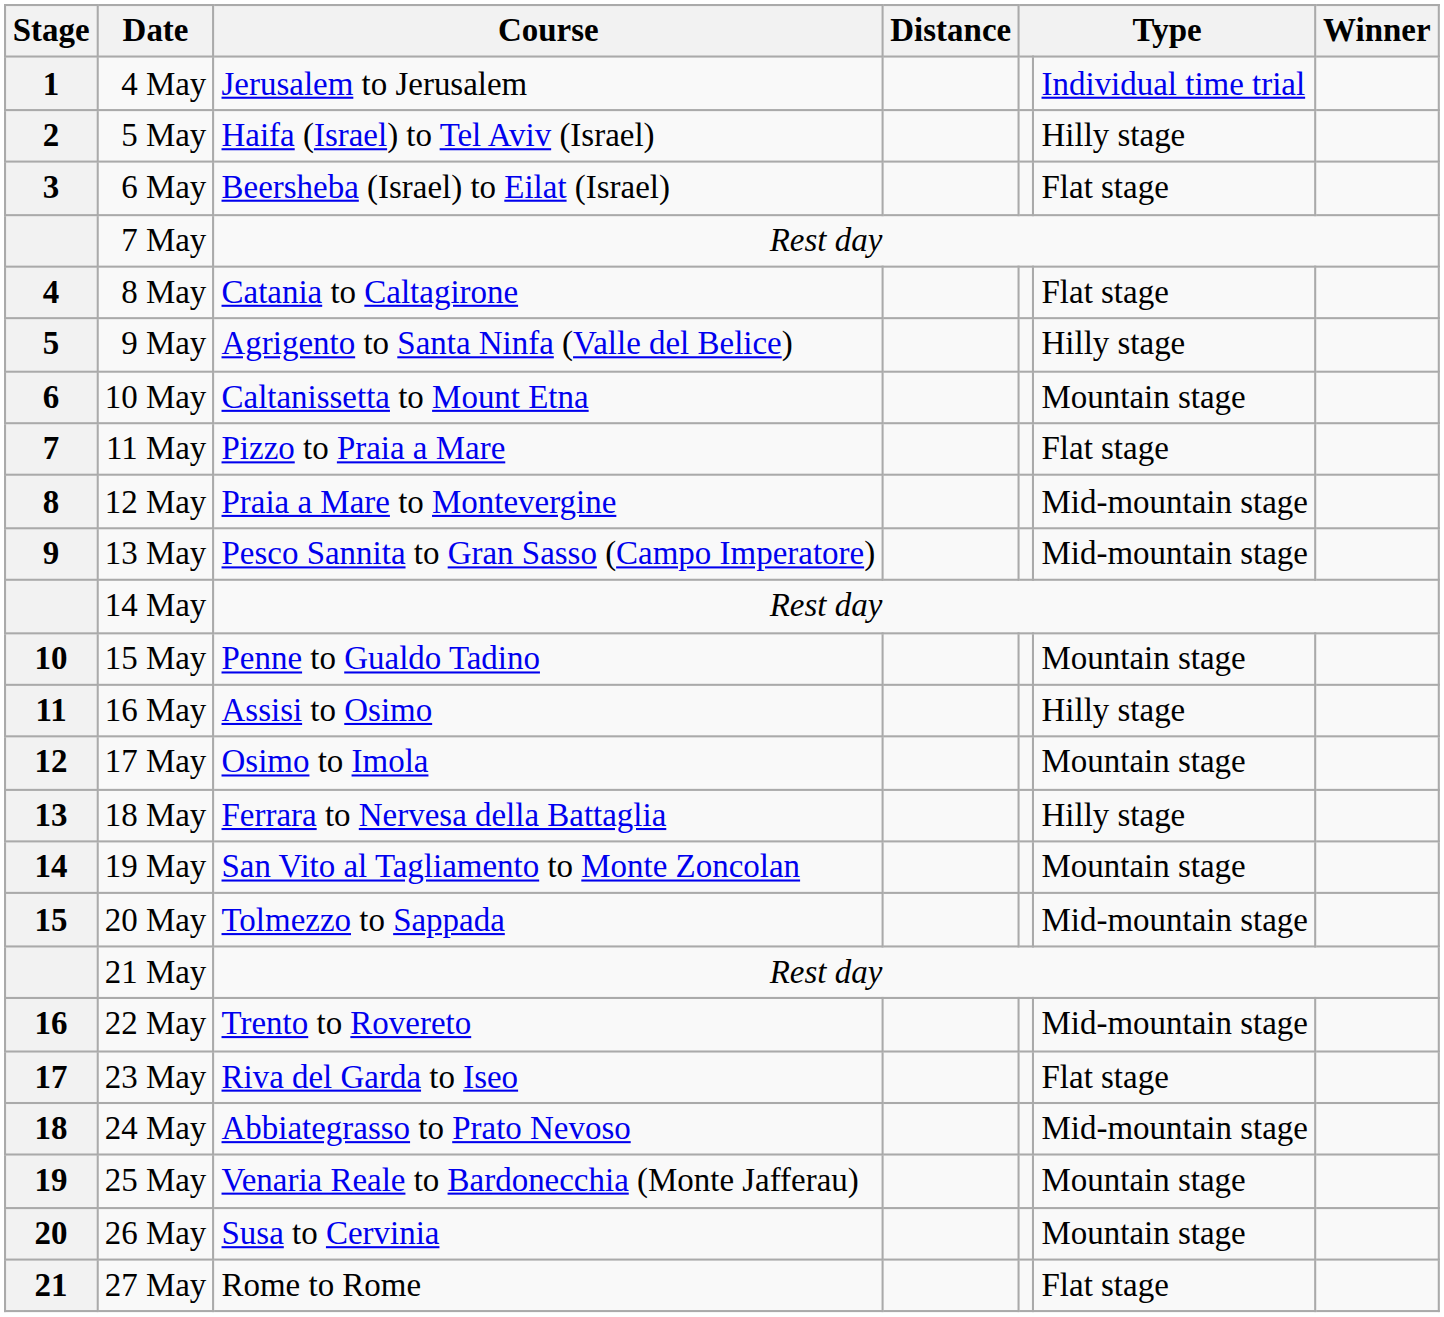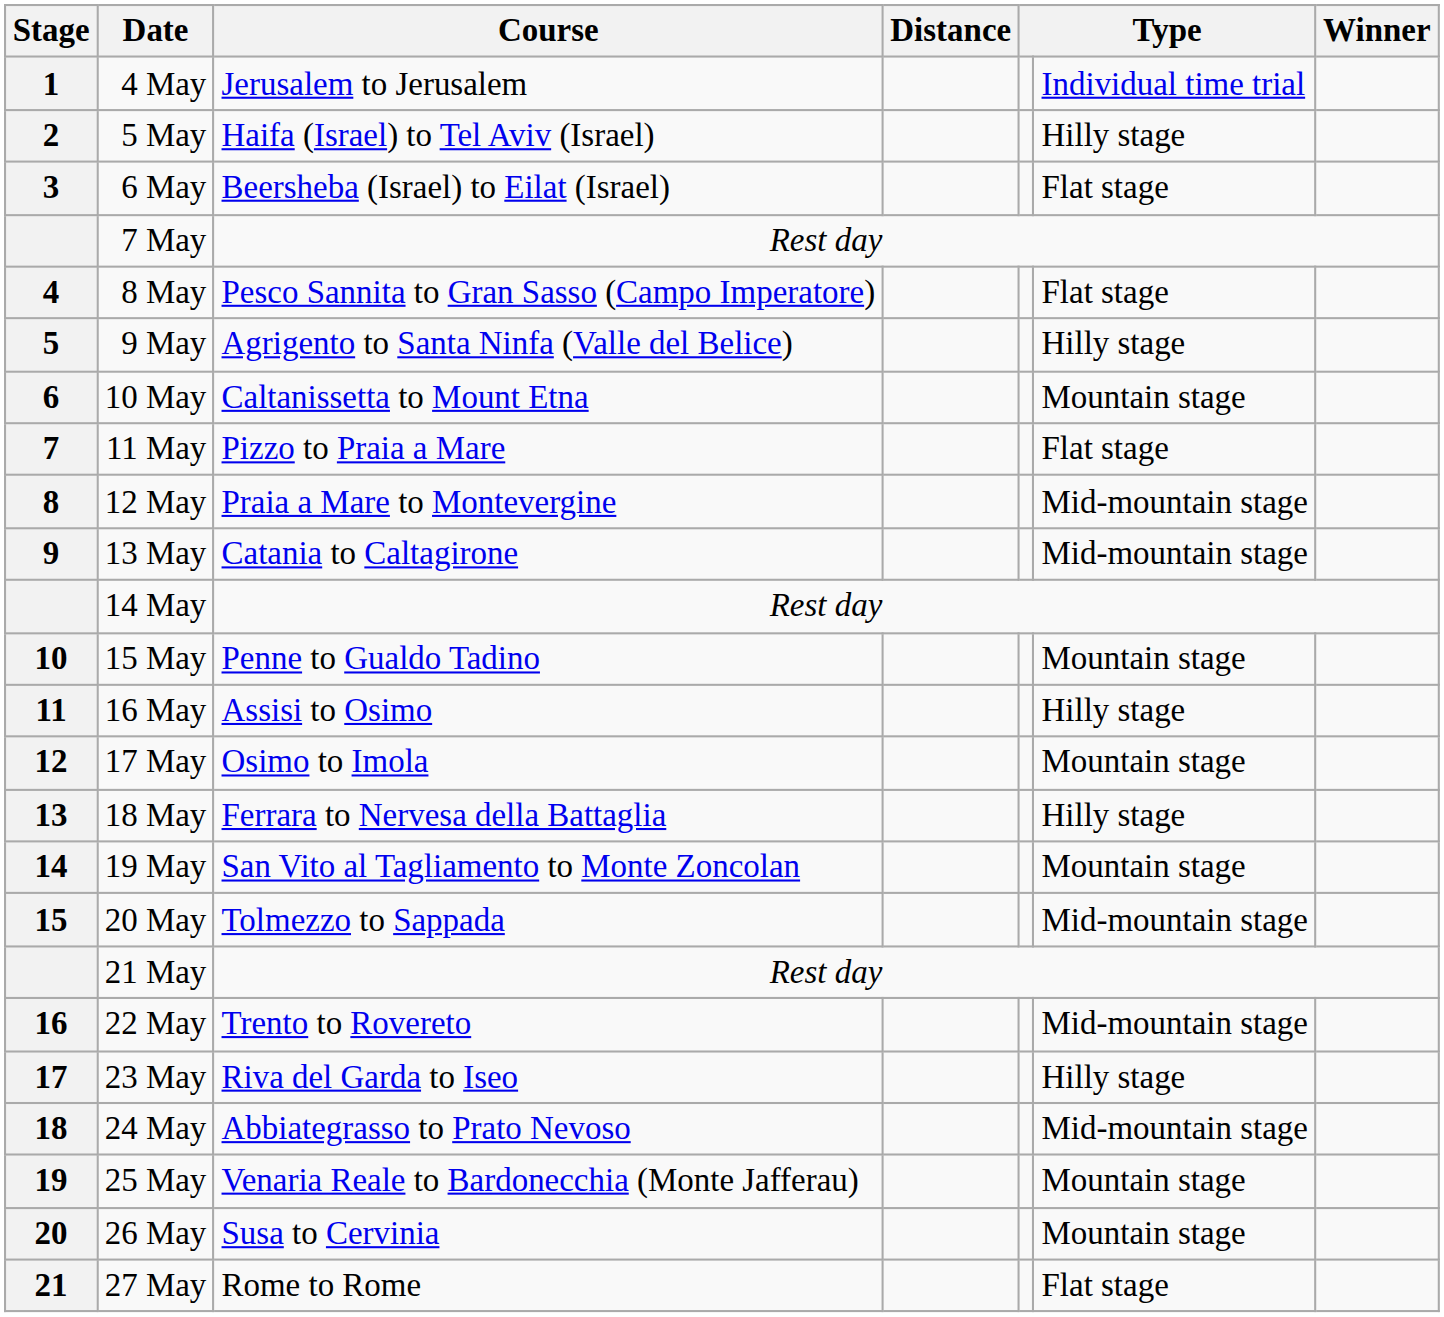(370, 291) Catania to Caltagirone -> (548, 291) Pesco Sannita to Gran Sasso (Campo Imperatore)
(548, 553) Pesco Sannita to Gran Sasso (Campo Imperatore) -> (370, 553) Catania to Caltagirone
(1105, 1076) Flat stage -> (1113, 1076) Hilly stage
